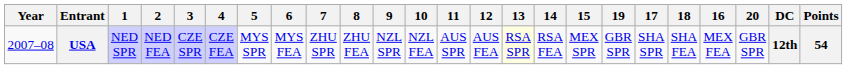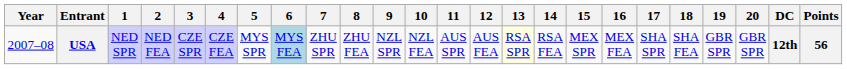columns swapped: (718, 14) <-> (618, 14)
(289, 44) no background -> (289, 44) lightblue background
(821, 44) 54 -> (821, 44) 56
